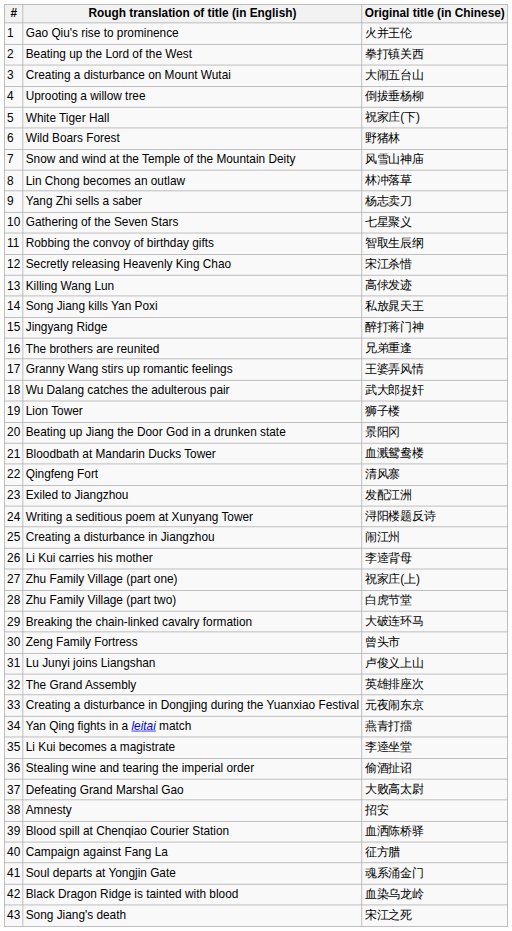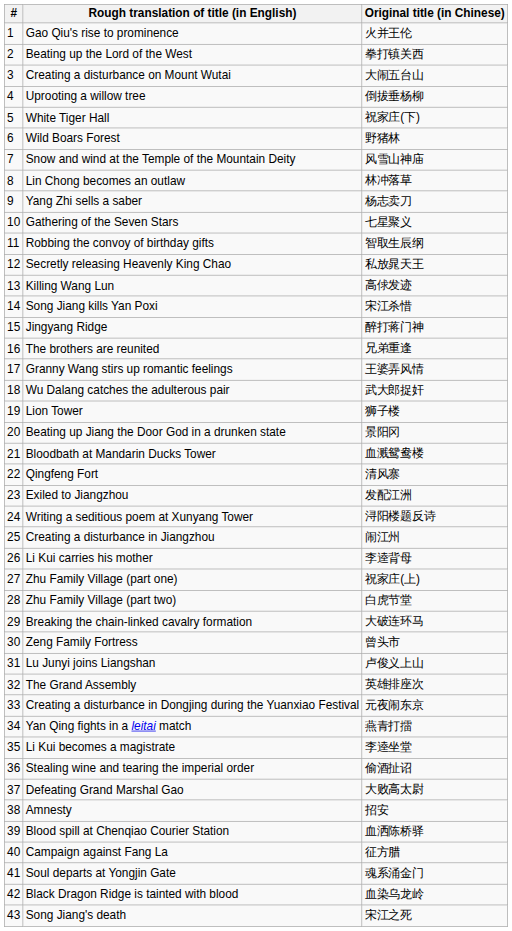(388, 264) 宋江杀惜 -> (394, 264) 私放晁天王
(394, 306) 私放晁天王 -> (388, 306) 宋江杀惜
